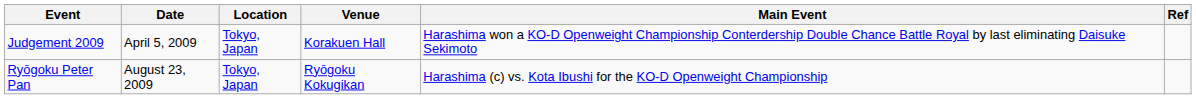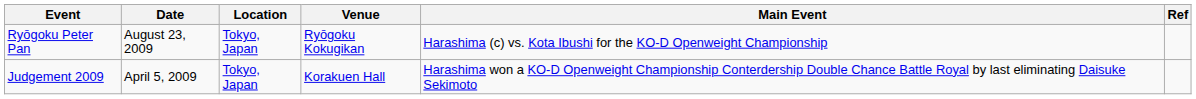rows swapped: (56, 42) <-> (50, 76)
